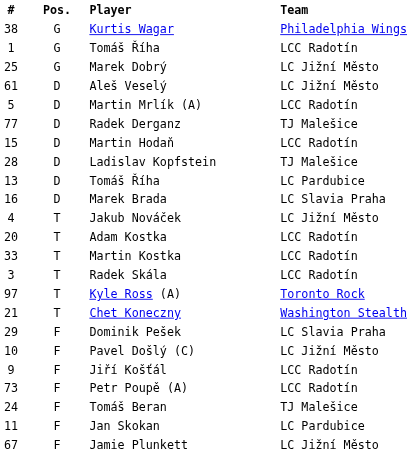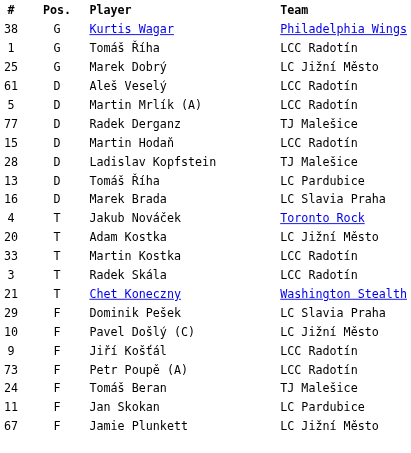(330, 86) LC Jižní Město -> (319, 86) LCC Radotín
(330, 218) LC Jižní Město -> (322, 218) Toronto Rock
(319, 237) LCC Radotín -> (330, 237) LC Jižní Město
- row: (11, 294)
